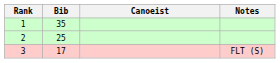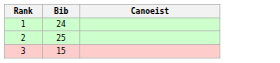- column: (247, 11)
(61, 24) 35 -> (61, 24) 24
(61, 51) 17 -> (61, 51) 15
